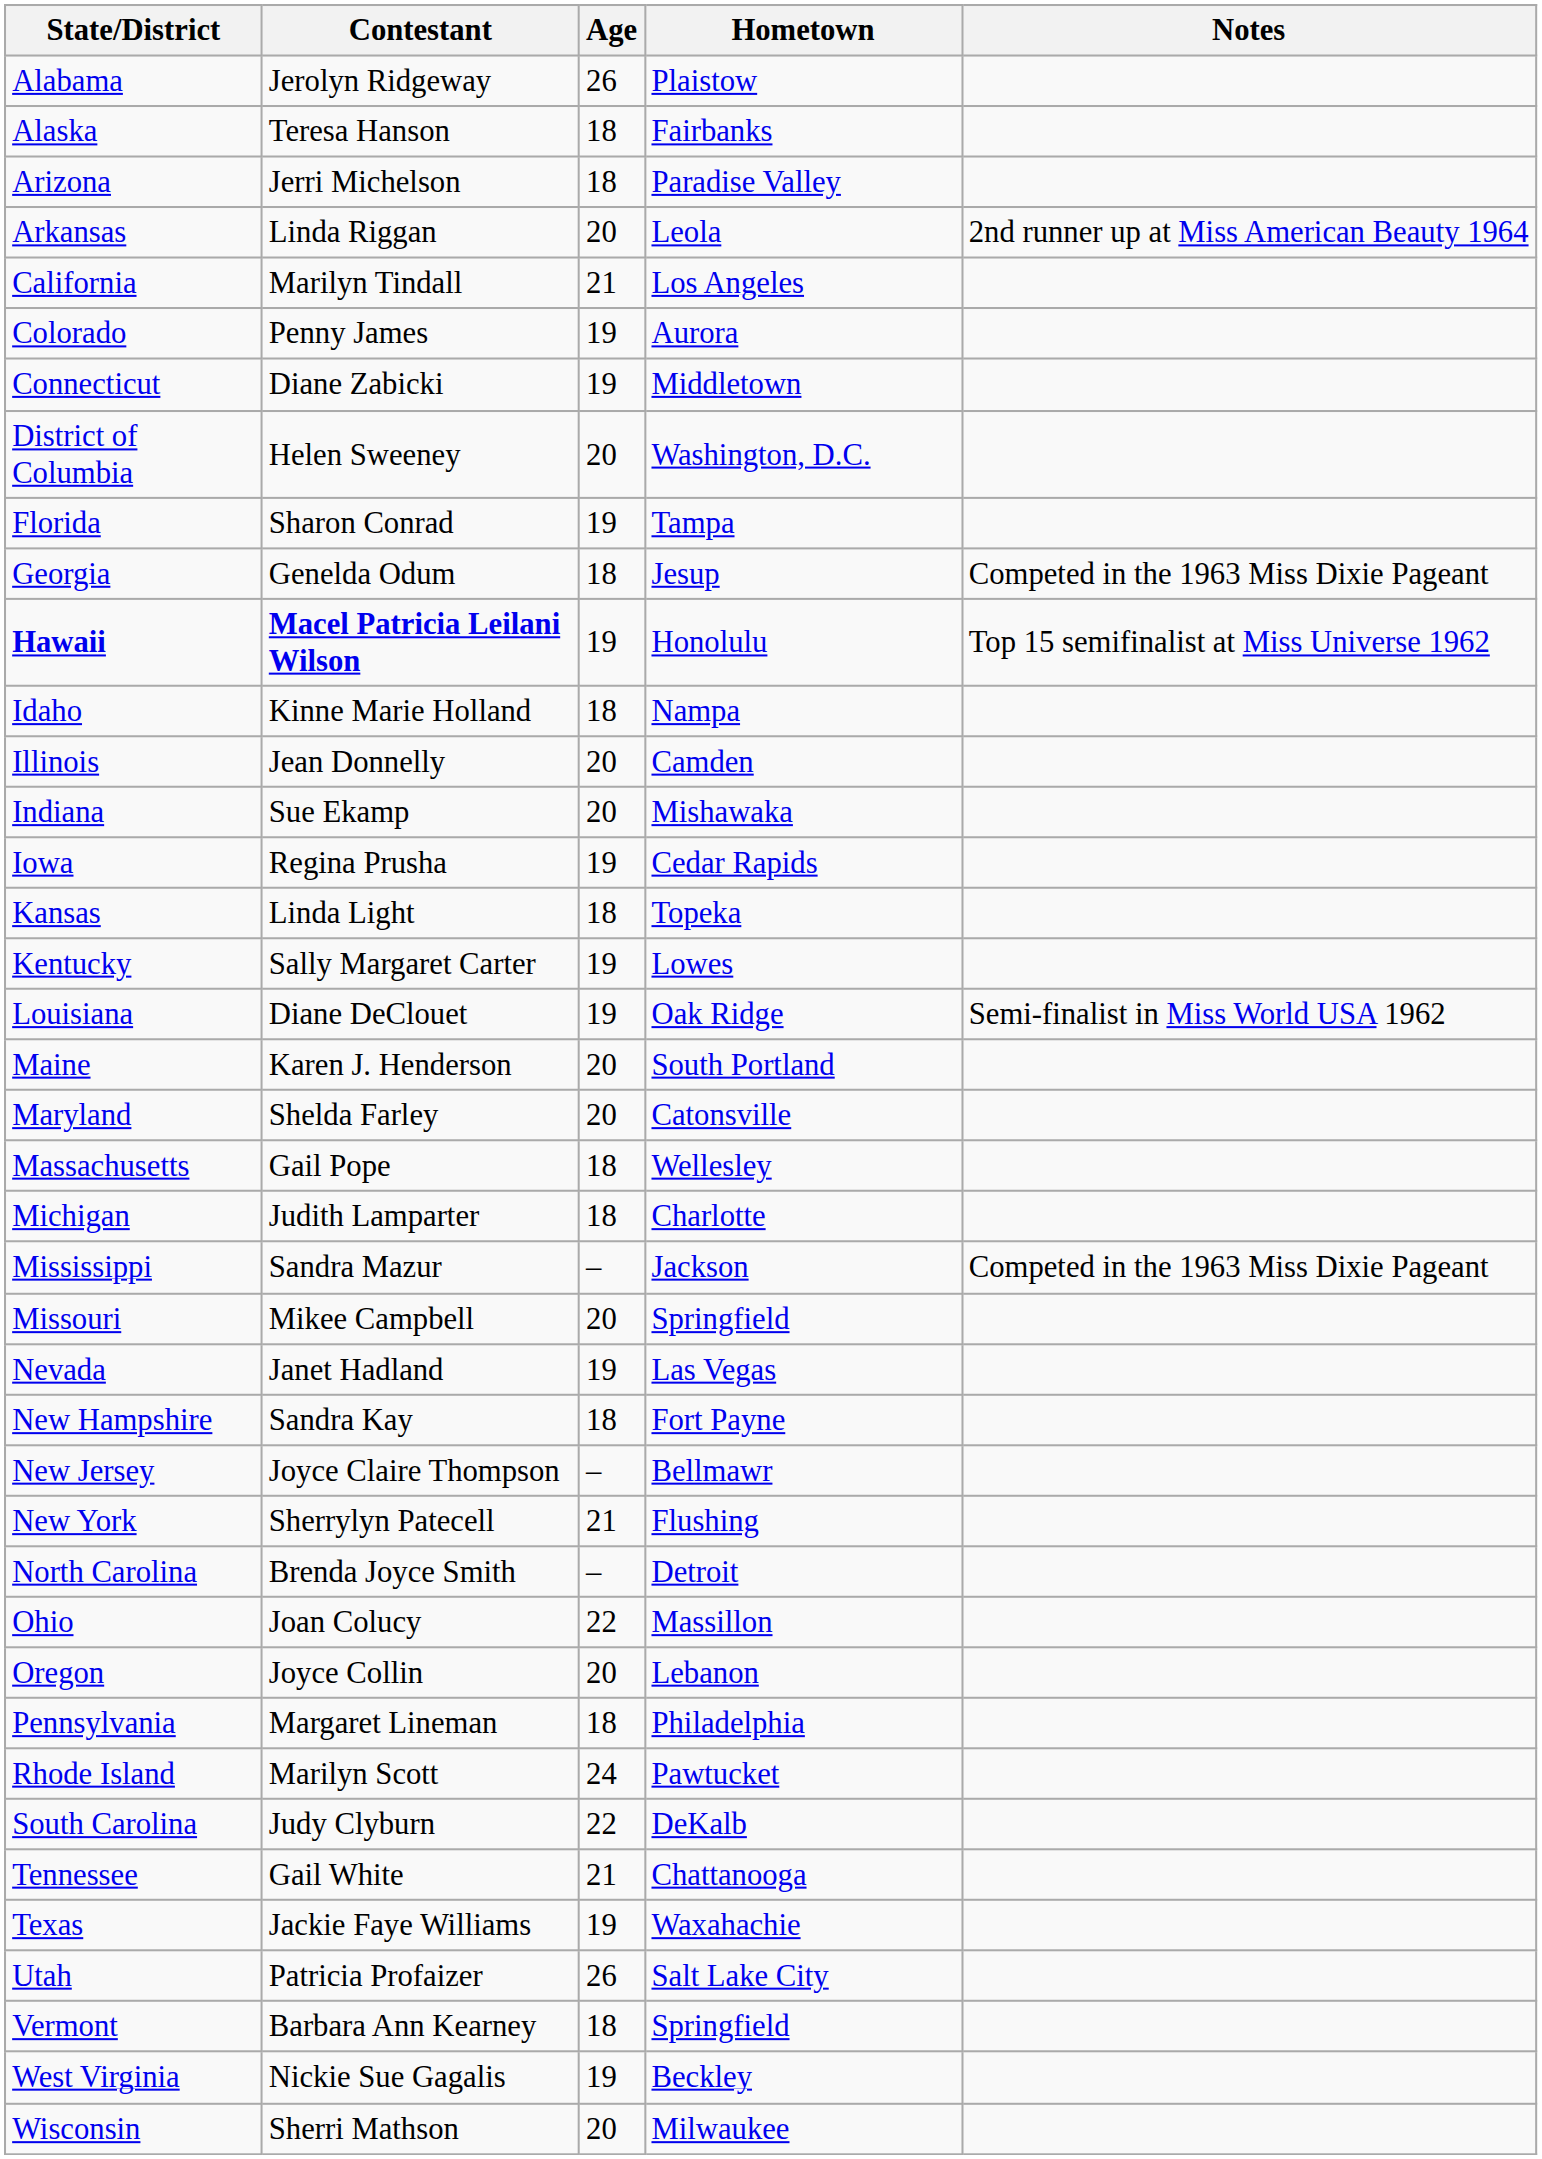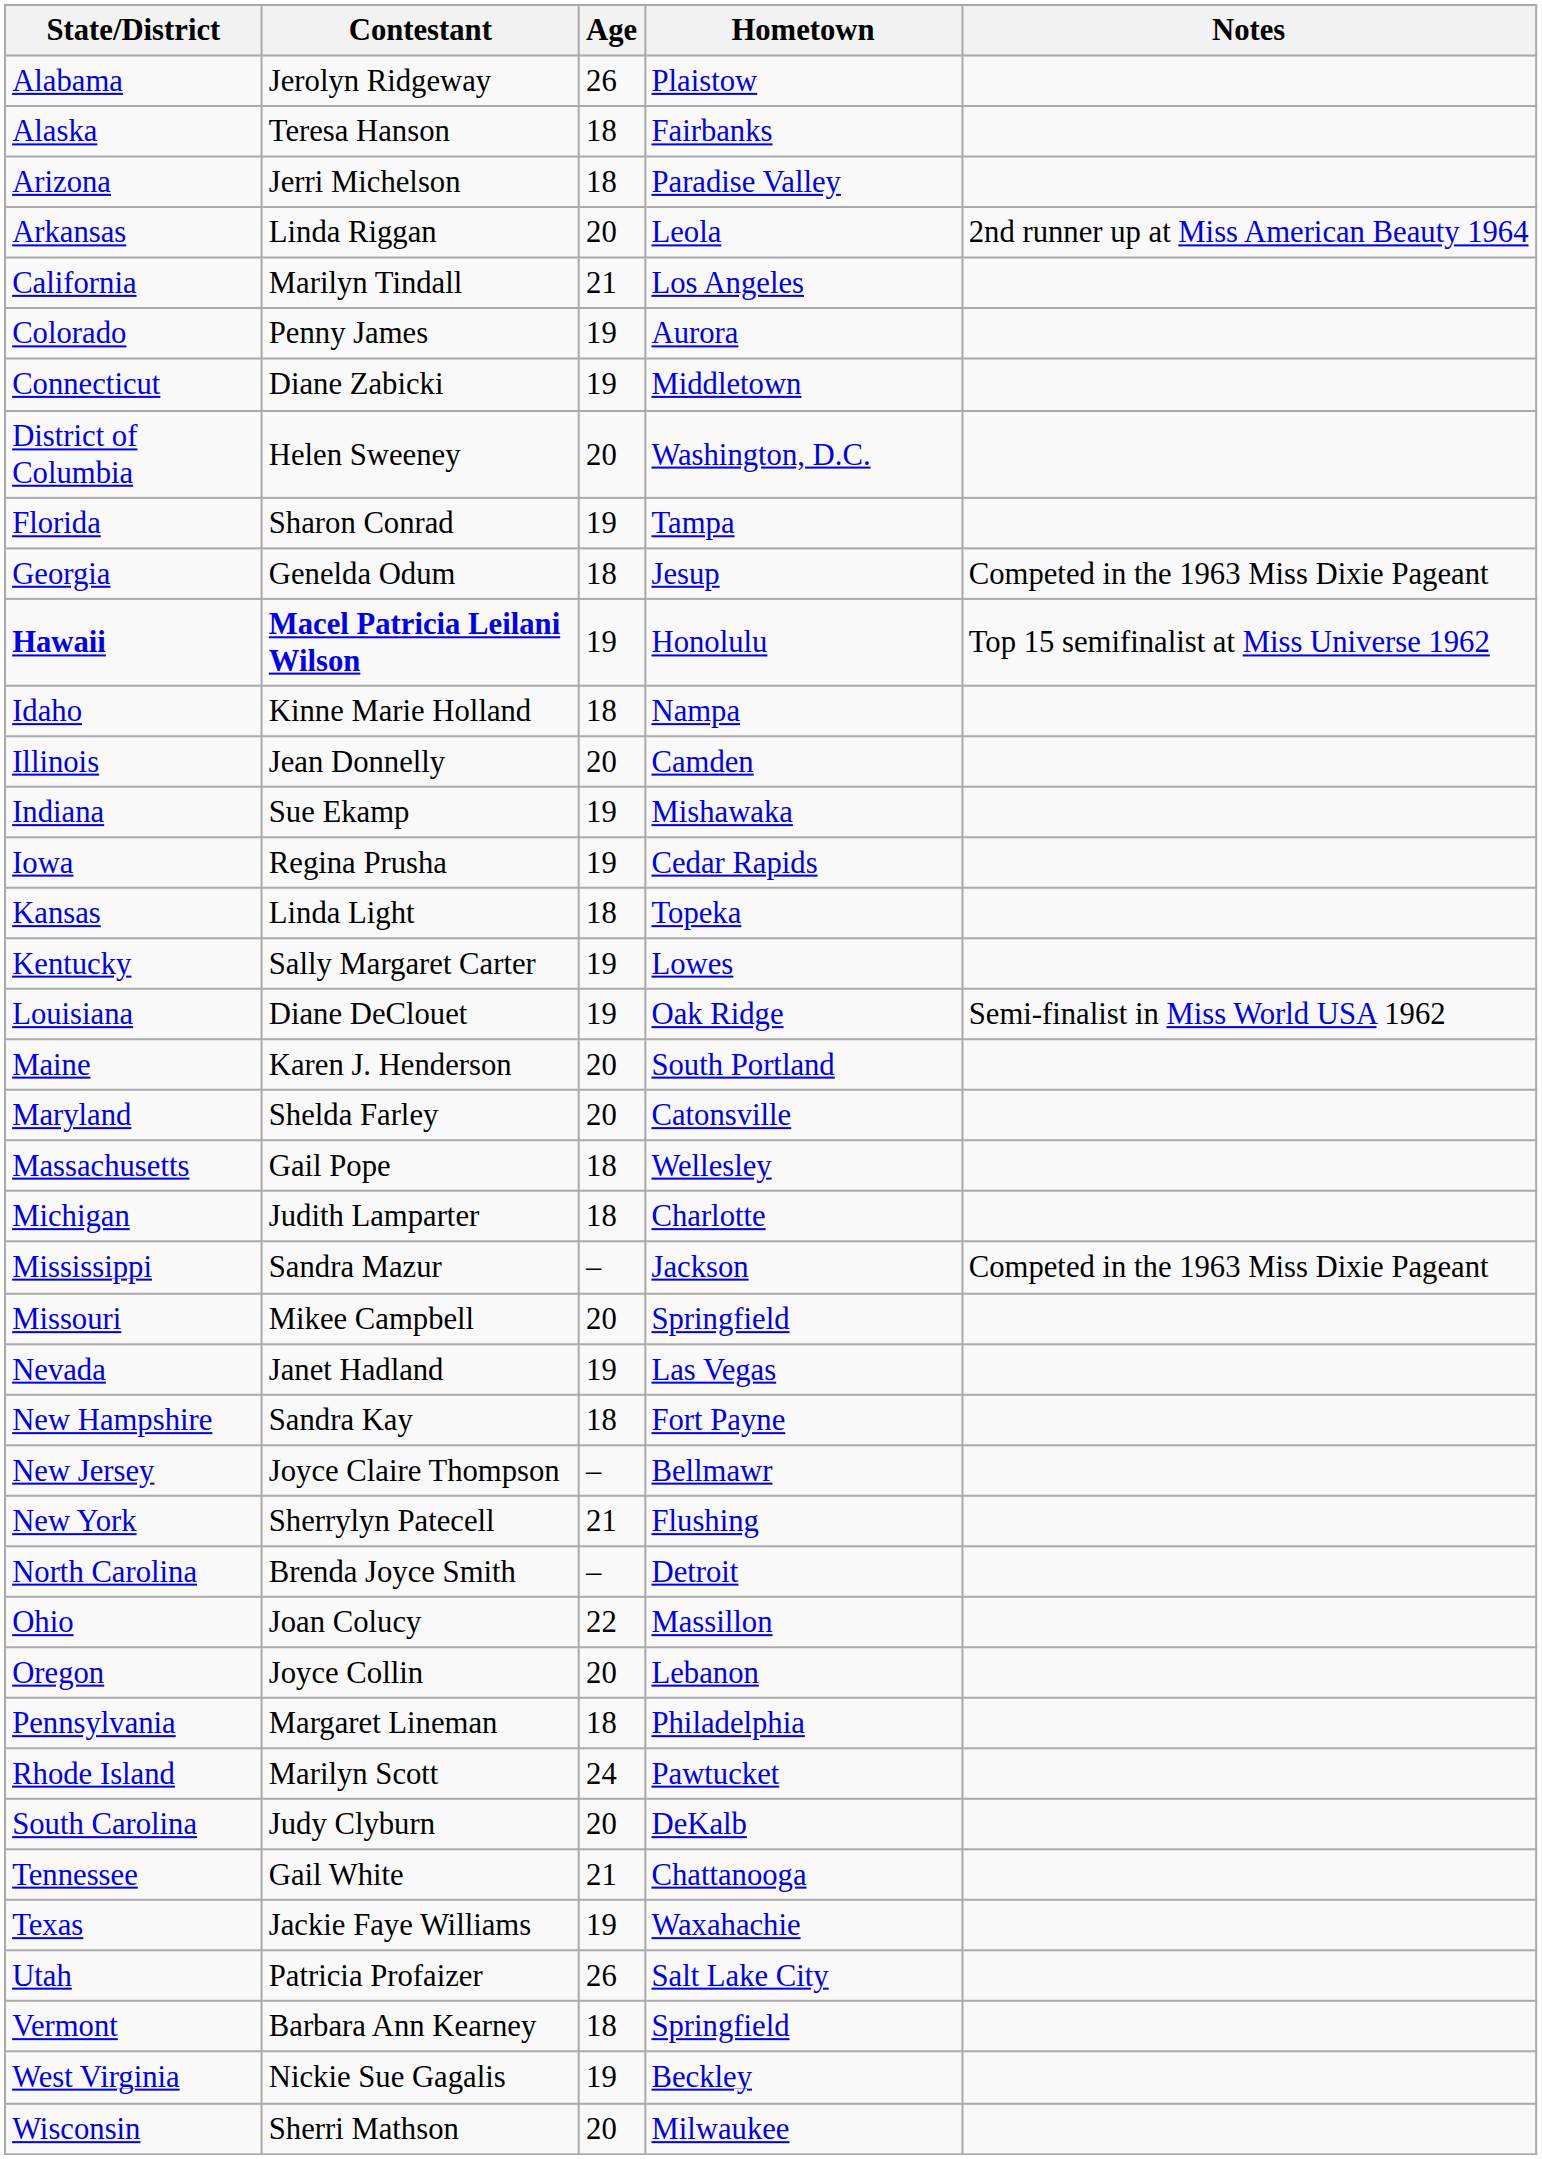(601, 811) 20 -> (601, 811) 19
(601, 1824) 22 -> (601, 1824) 20
